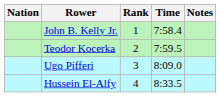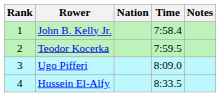columns swapped: (136, 13) <-> (23, 13)
